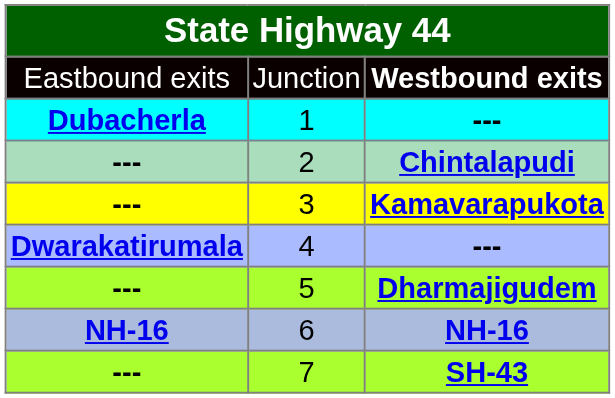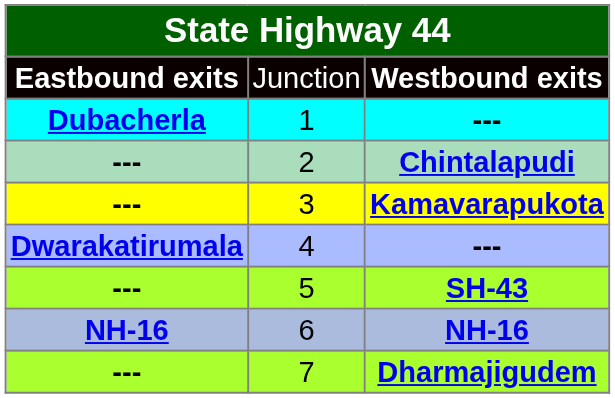(127, 78) normal -> (127, 78) bold
(487, 288) Dharmajigudem -> (487, 288) SH-43
(487, 372) SH-43 -> (487, 372) Dharmajigudem
